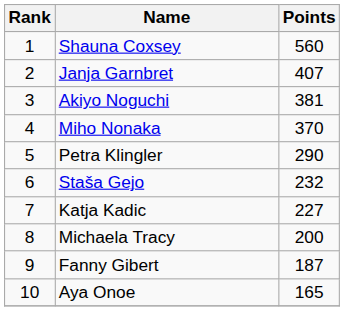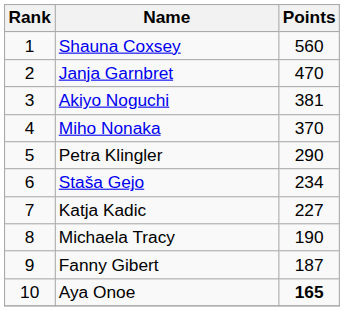(309, 73) 407 -> (309, 73) 470
(309, 182) 232 -> (309, 182) 234
(309, 237) 200 -> (309, 237) 190
(309, 292) normal -> (309, 292) bold
